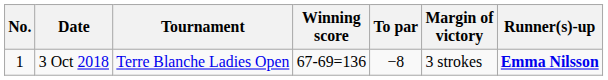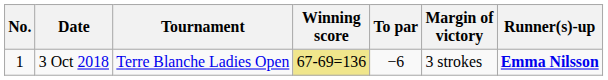(331, 62) no background -> (331, 62) khaki background
(396, 62) −8 -> (396, 62) −6
